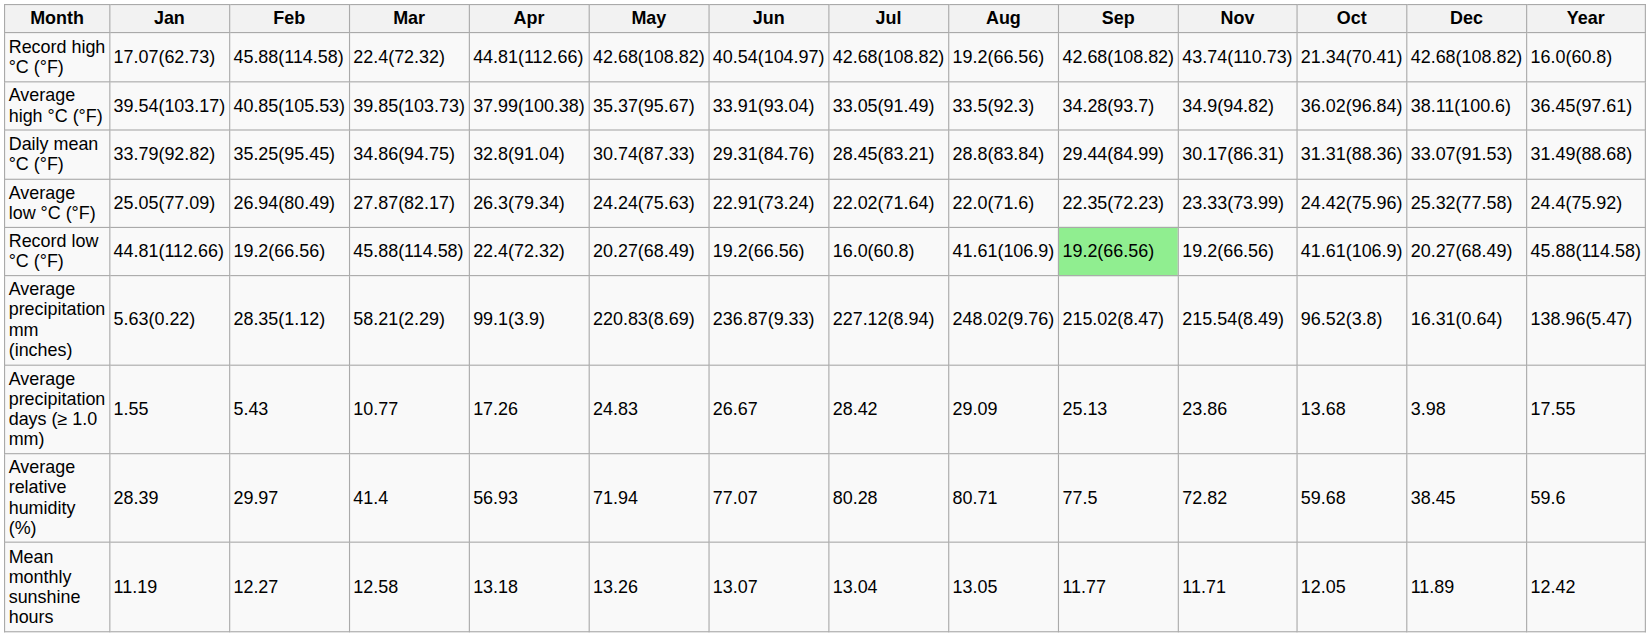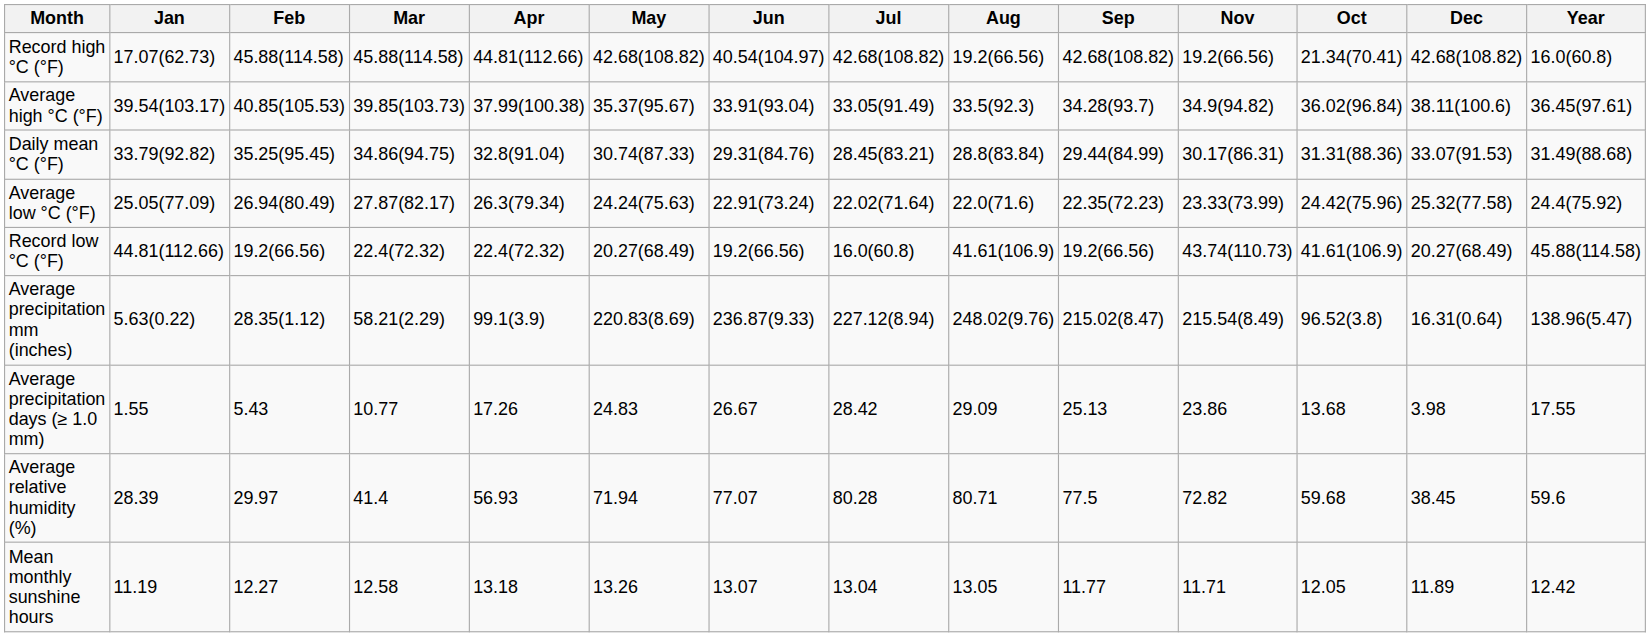(399, 57) 22.4(72.32) -> (408, 57) 45.88(114.58)
(1237, 57) 43.74(110.73) -> (1228, 57) 19.2(66.56)
(408, 251) 45.88(114.58) -> (399, 251) 22.4(72.32)
(1108, 251) lightgreen background -> (1108, 251) no background
(1228, 251) 19.2(66.56) -> (1237, 251) 43.74(110.73)
